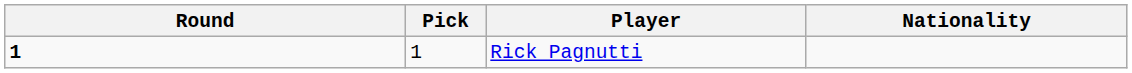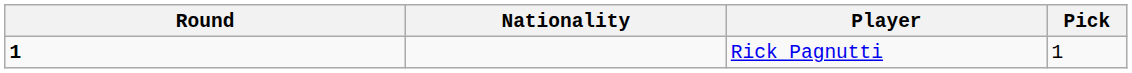columns swapped: (446, 21) <-> (967, 21)
